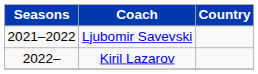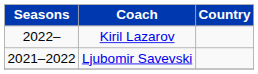rows swapped: (137, 36) <-> (137, 58)
